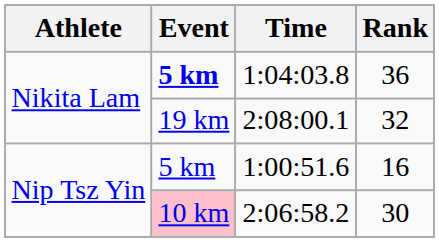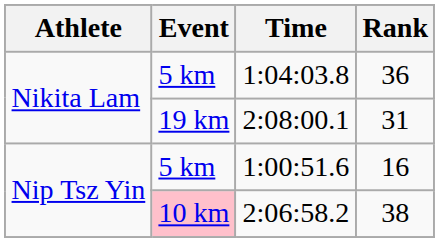(188, 74) bold -> (187, 74) normal
(395, 120) 32 -> (395, 120) 31
(395, 213) 30 -> (395, 213) 38
